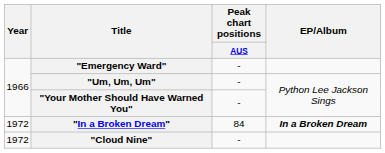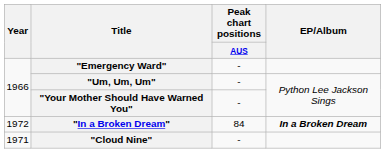(18, 140) 1972 -> (18, 140) 1971
